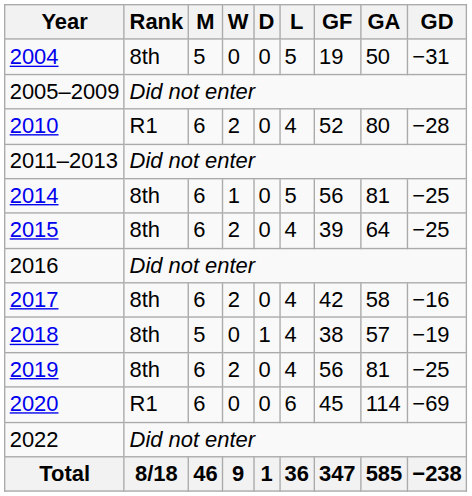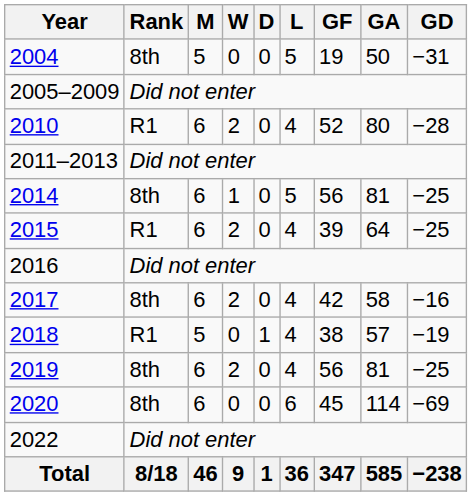(145, 230) 8th -> (144, 230) R1
(145, 334) 8th -> (144, 334) R1
(144, 404) R1 -> (145, 404) 8th
